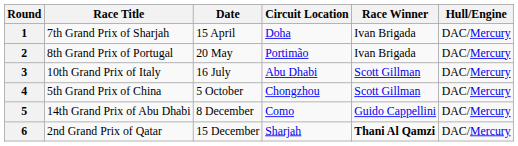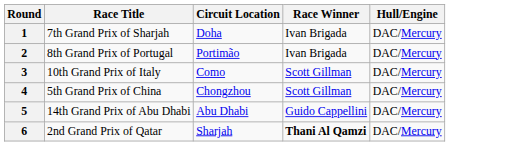- column: (228, 13)
(291, 72) Abu Dhabi -> (211, 72) Como
(280, 111) Como -> (222, 111) Abu Dhabi
